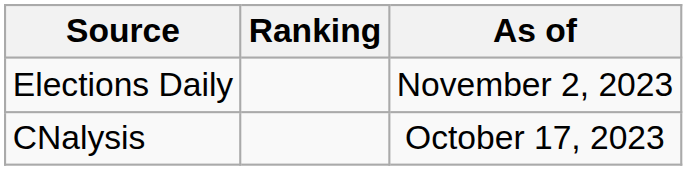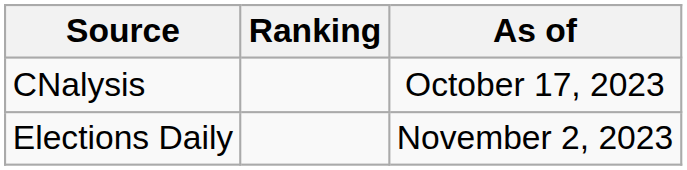rows swapped: (79, 137) <-> (123, 84)
